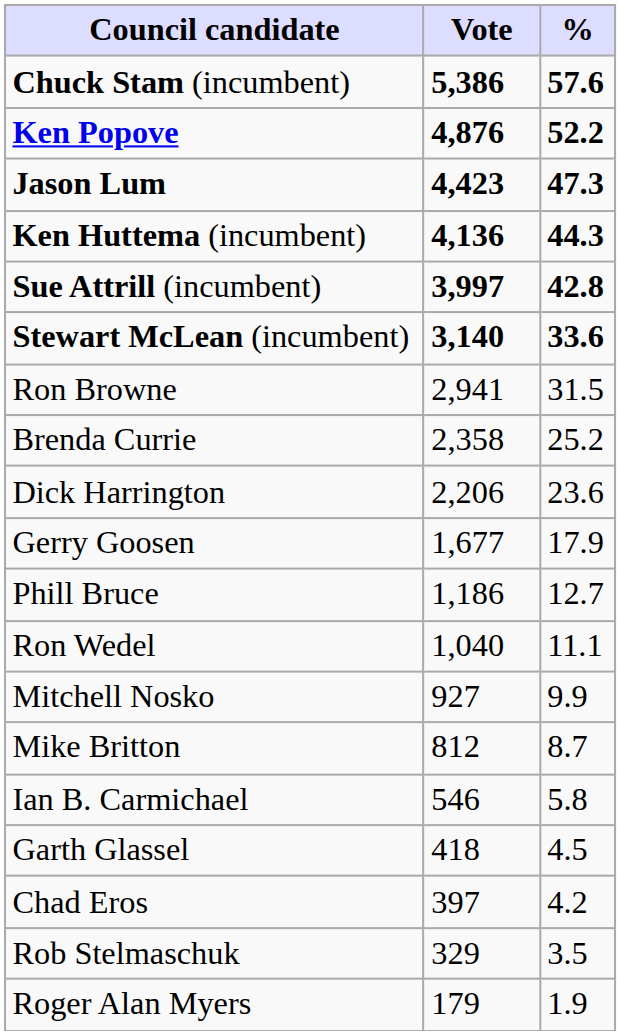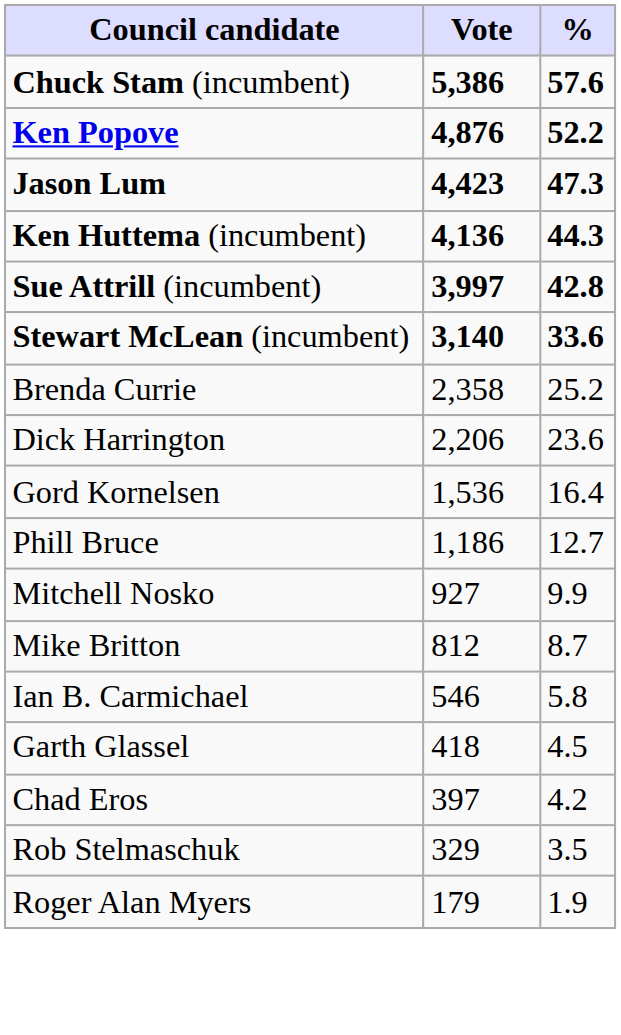- row: (95, 388)
- row: (104, 542)
+ row: (116, 491)
- row: (84, 645)
